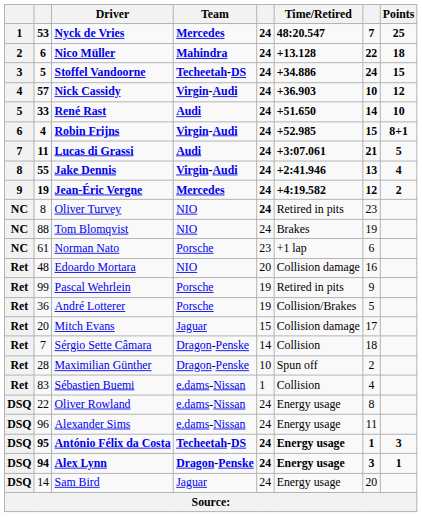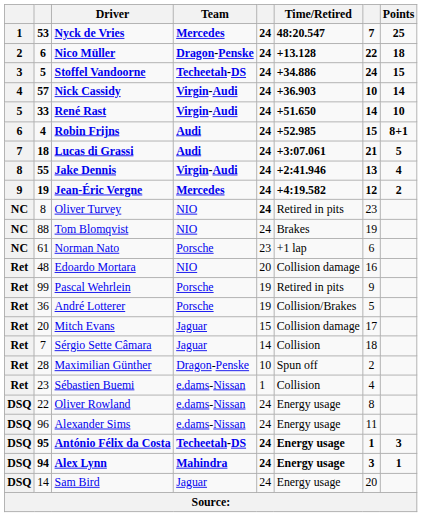(202, 52) Mahindra -> (215, 52) Dragon-Penske
(399, 91) 12 -> (399, 91) 14
(189, 111) Audi -> (207, 111) Virgin-Audi
(207, 130) Virgin-Audi -> (189, 130) Audi
(43, 150) 11 -> (43, 150) 18
(213, 345) Dragon-Penske -> (192, 345) Jaguar
(43, 384) 83 -> (43, 384) 23
(215, 462) Dragon-Penske -> (202, 462) Mahindra
